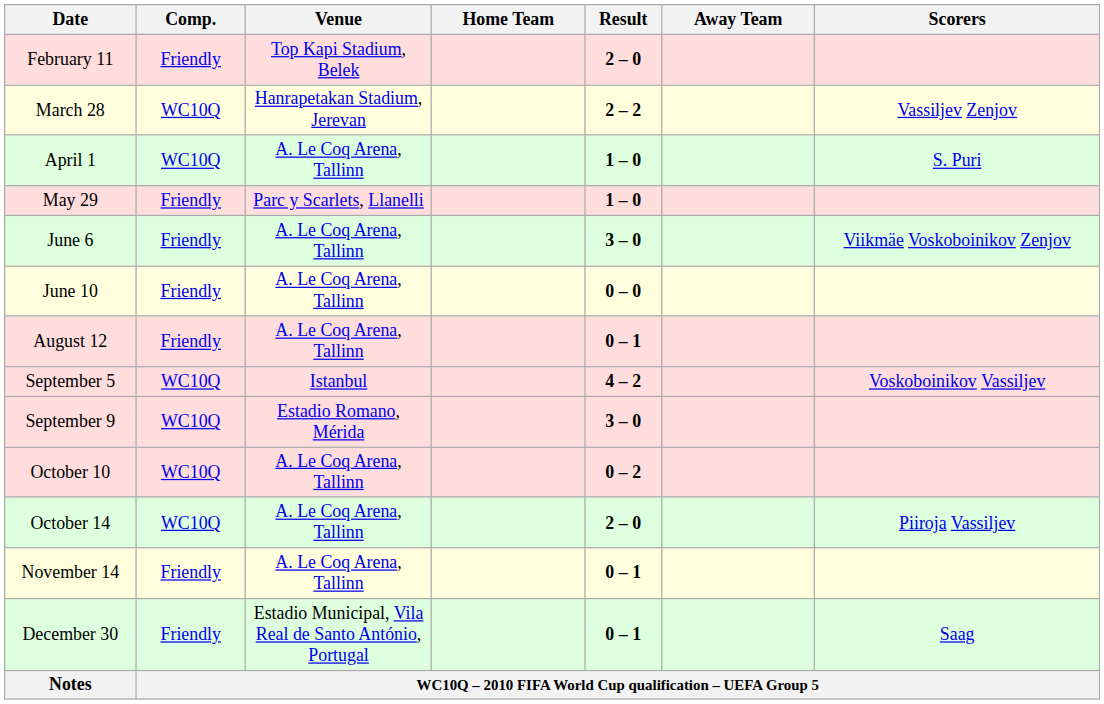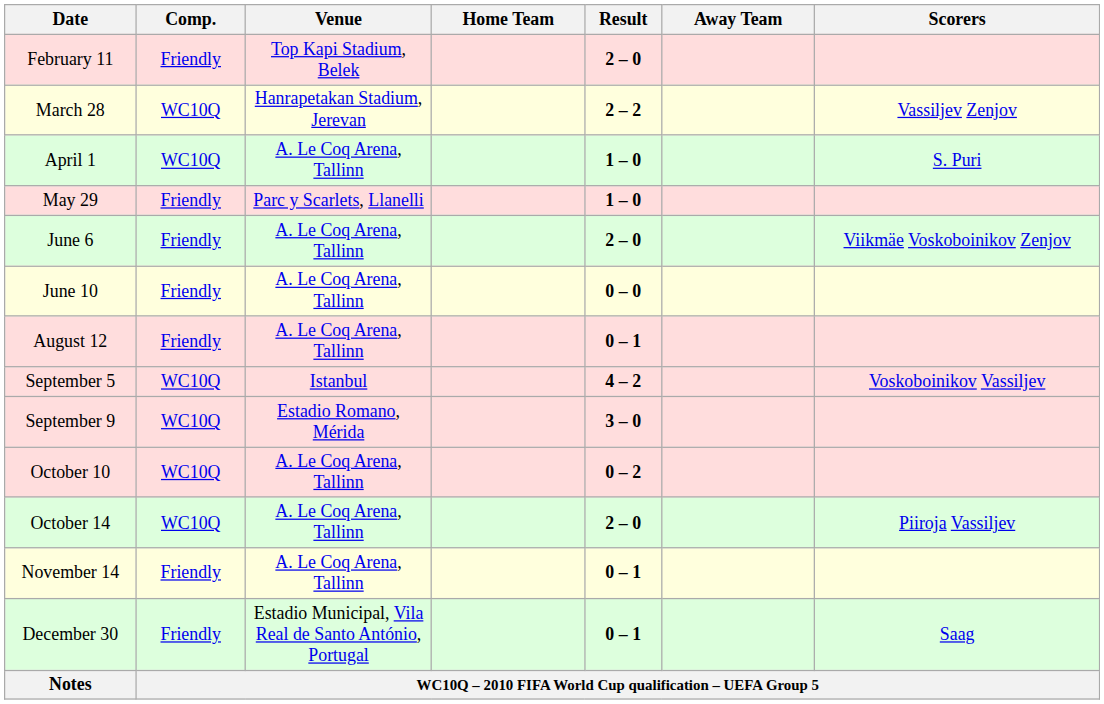(623, 240) 3 – 0 -> (623, 240) 2 – 0
